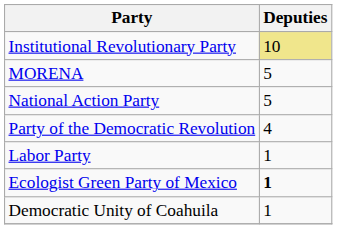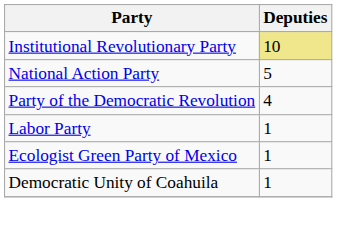- row: (46, 73)
(267, 182) bold -> (267, 155) normal
